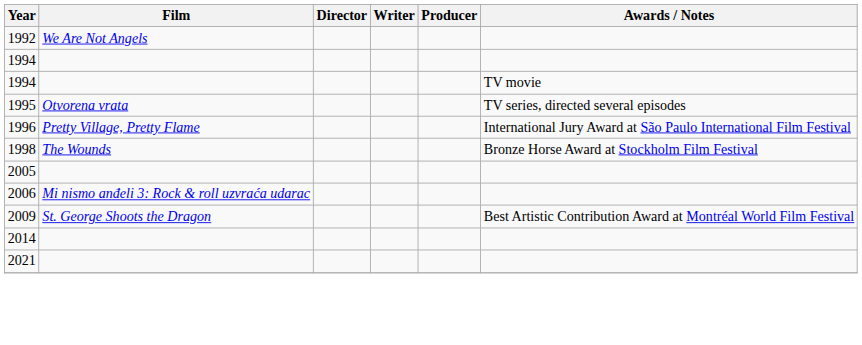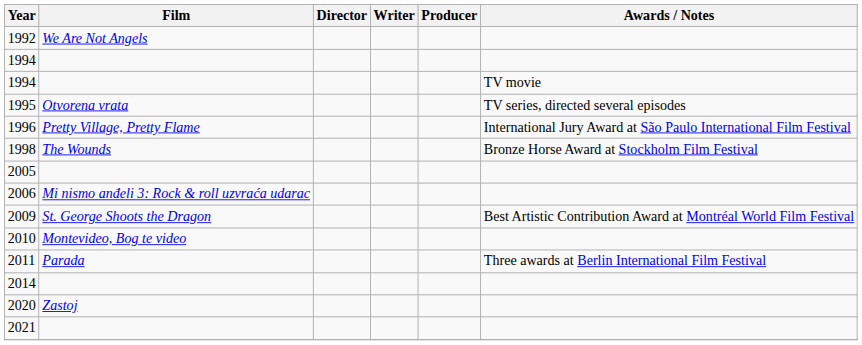+ row: (22, 238)
+ row: (22, 261)
+ row: (22, 305)
